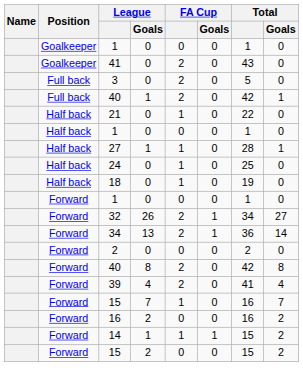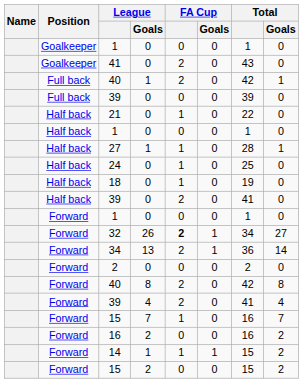- row: (69, 81)
+ row: (69, 98)
+ row: (69, 200)
(181, 217) normal -> (181, 234) bold
